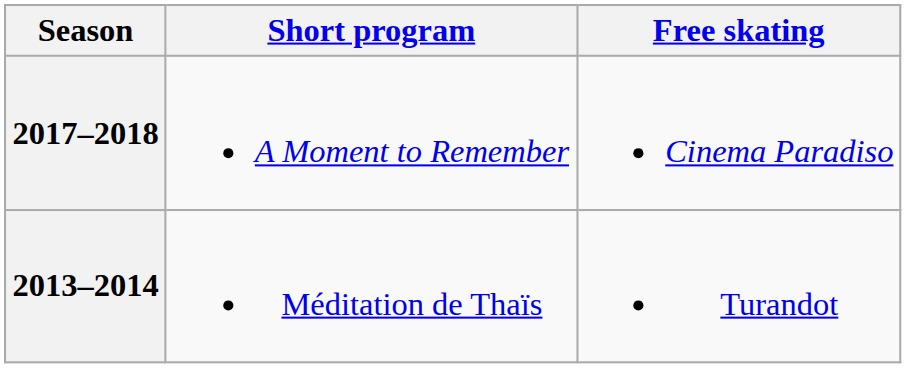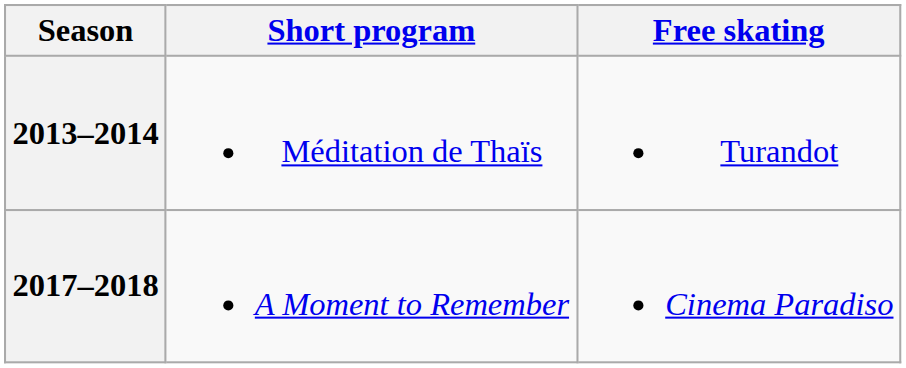rows swapped: (86, 132) <-> (86, 285)
